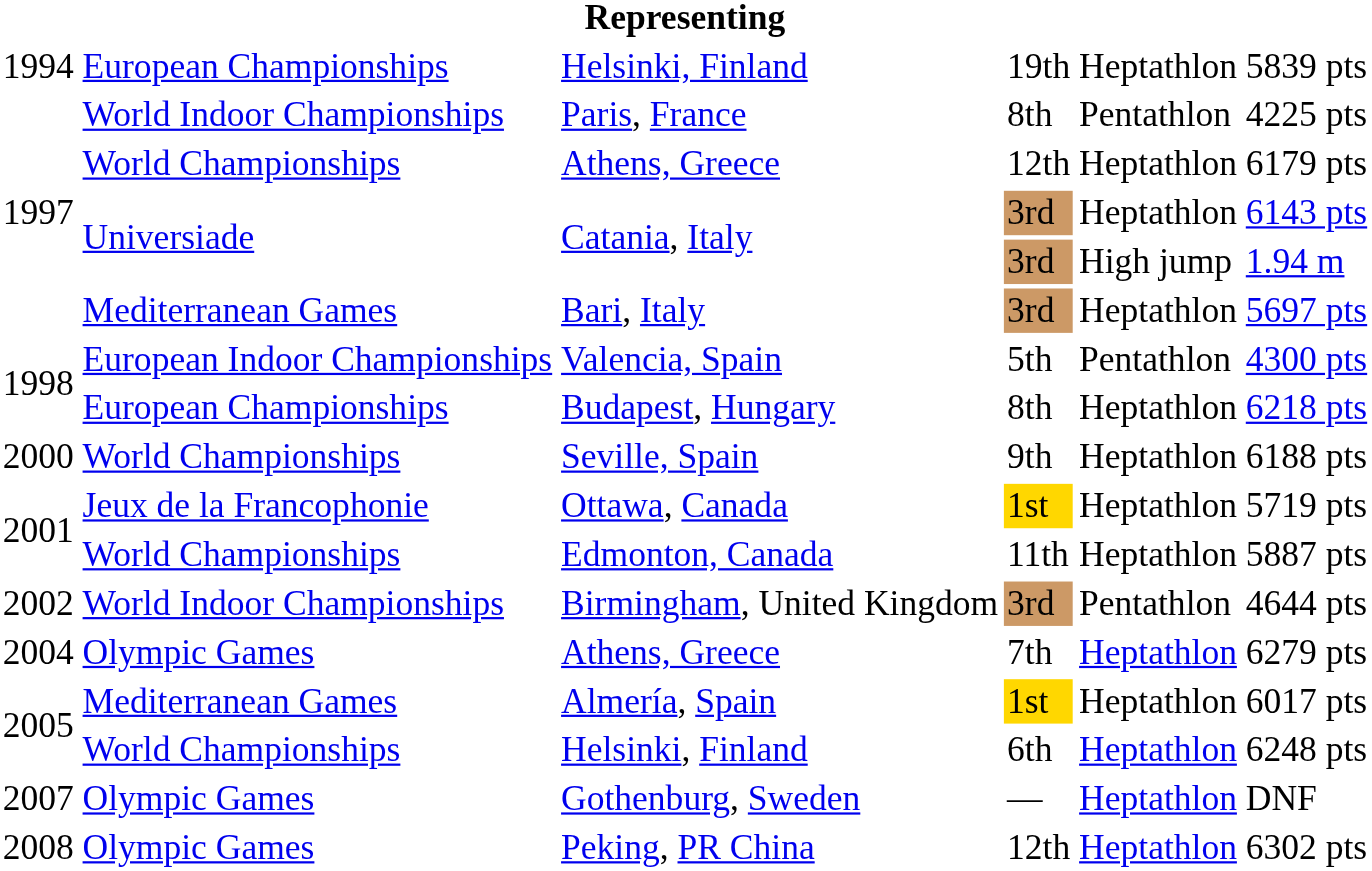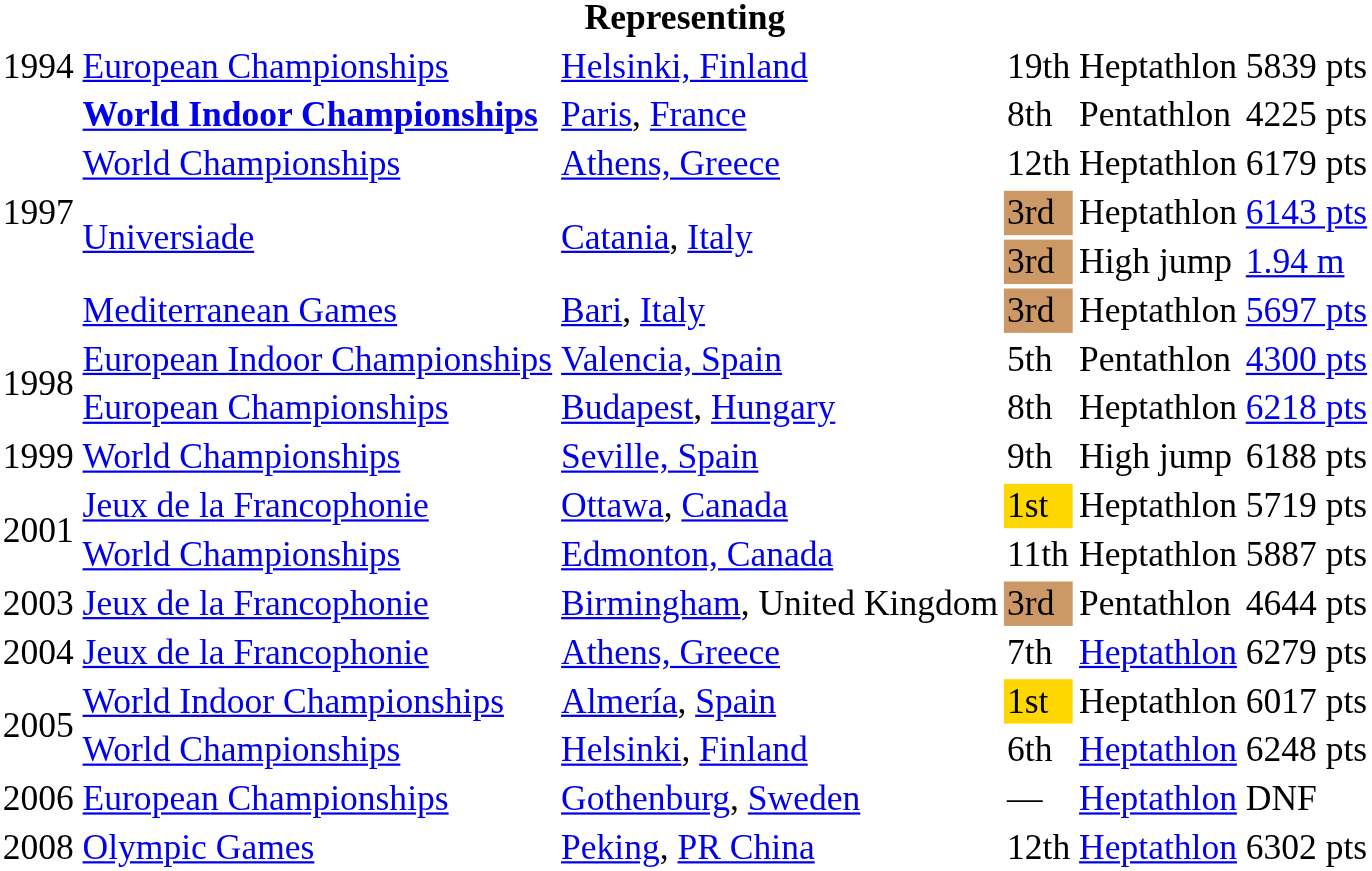(293, 114) normal -> (310, 114) bold
(38, 456) 2000 -> (38, 456) 1999
(1158, 456) Heptathlon -> (1156, 456) High jump
(38, 603) 2002 -> (38, 603) 2003
(293, 603) World Indoor Championships -> (256, 603) Jeux de la Francophonie
(198, 651) Olympic Games -> (256, 651) Jeux de la Francophonie
(240, 700) Mediterranean Games -> (293, 700) World Indoor Championships
(38, 798) 2007 -> (38, 798) 2006
(198, 798) Olympic Games -> (266, 798) European Championships
